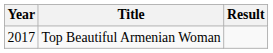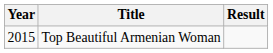(21, 37) 2017 -> (21, 37) 2015
